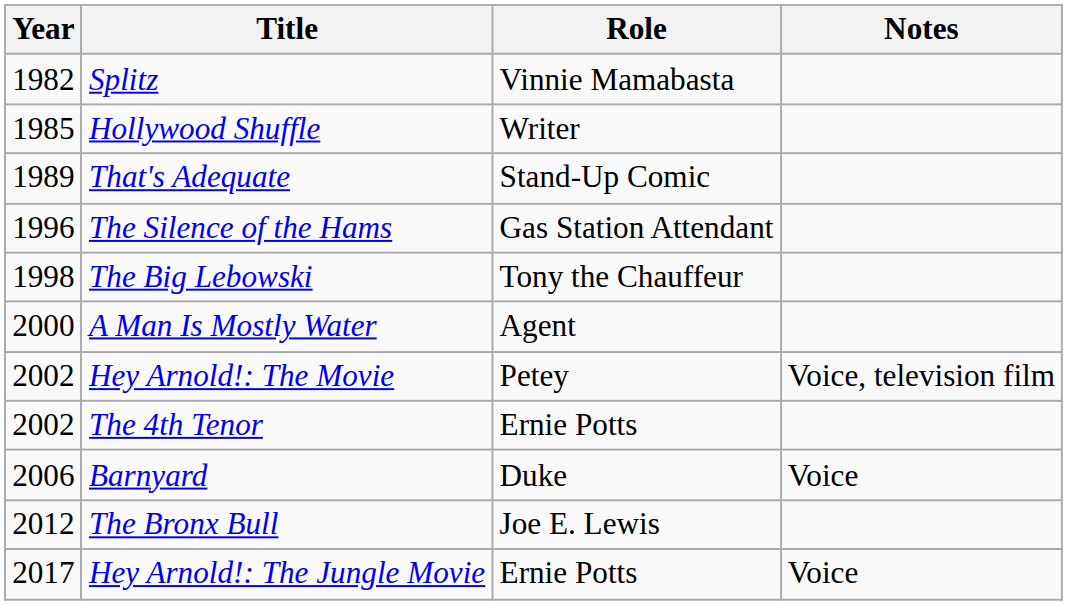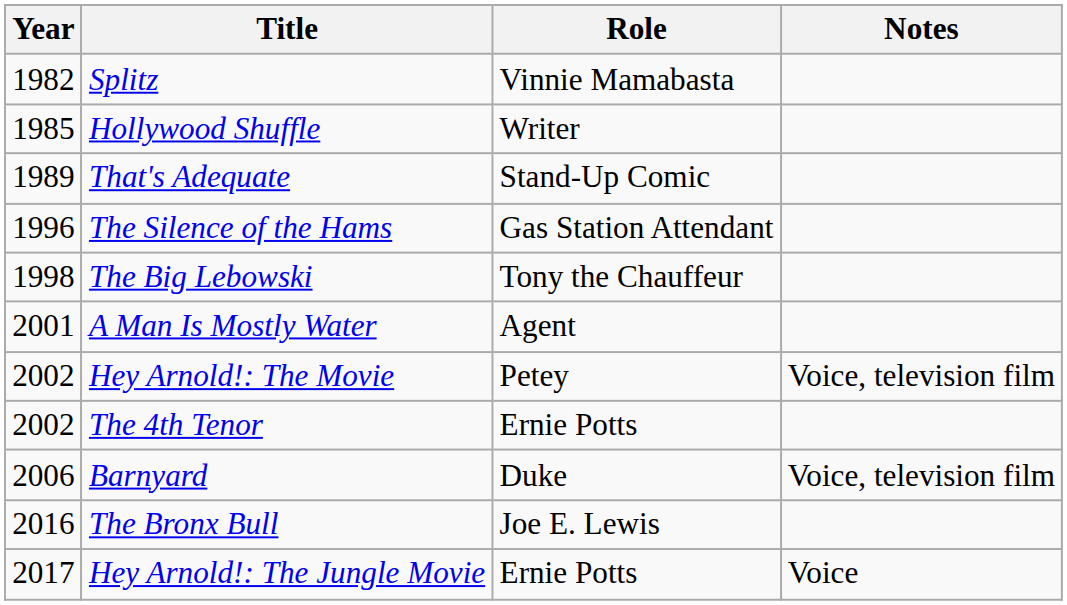(43, 326) 2000 -> (43, 326) 2001
(823, 474) Voice -> (921, 474) Voice, television film
(43, 524) 2012 -> (43, 524) 2016
